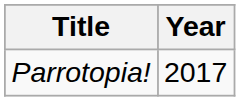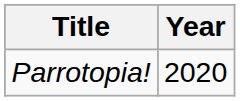(196, 72) 2017 -> (196, 72) 2020
